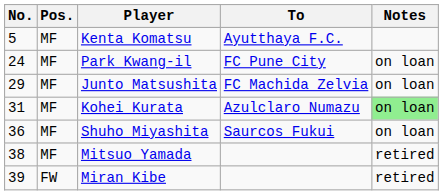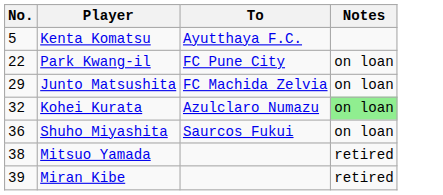- column: (57, 16)
(16, 62) 24 -> (16, 62) 22
(16, 108) 31 -> (16, 108) 32
